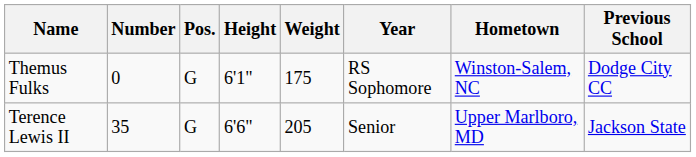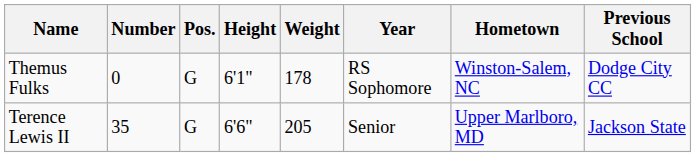(298, 78) 175 -> (298, 78) 178
